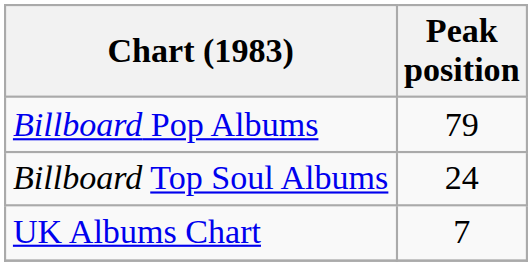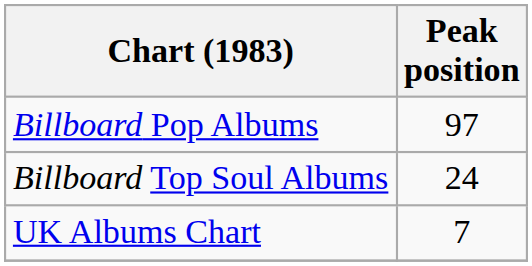(462, 123) 79 -> (462, 123) 97
